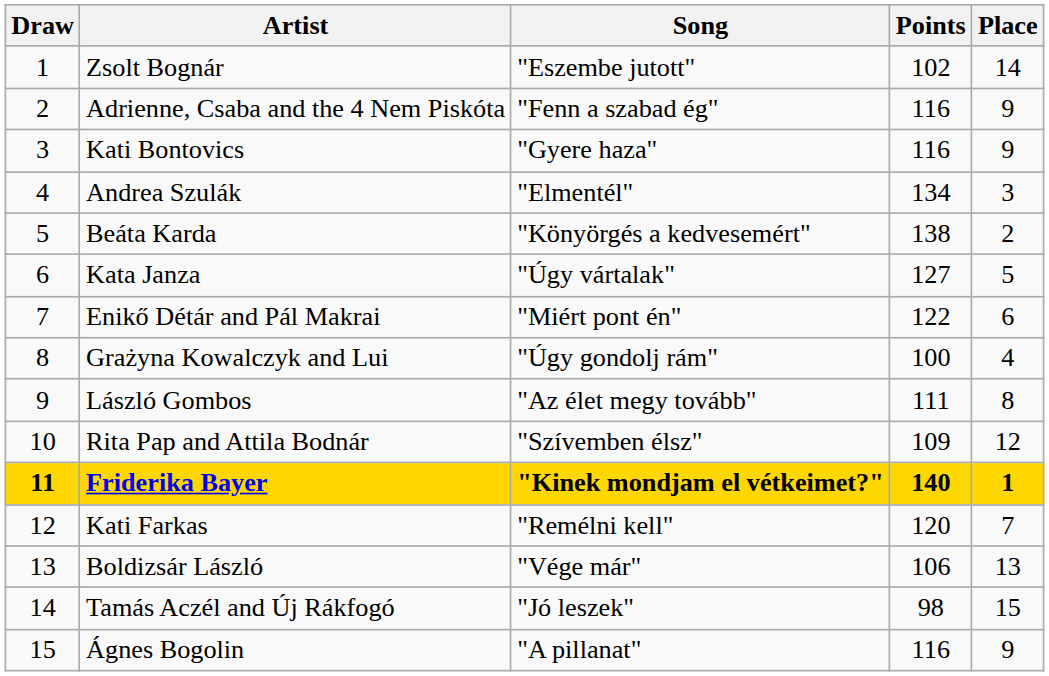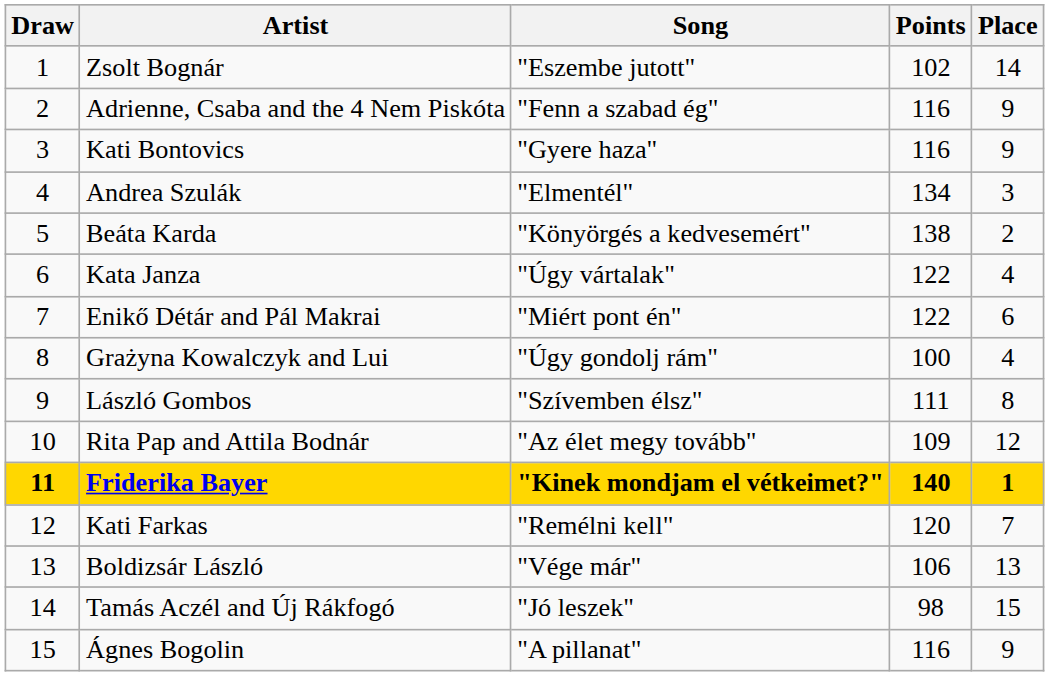(931, 274) 127 -> (931, 274) 122
(1008, 274) 5 -> (1008, 274) 4
(637, 399) "Az élet megy tovább" -> (610, 399) "Szívemben élsz"
(610, 441) "Szívemben élsz" -> (637, 441) "Az élet megy tovább"
